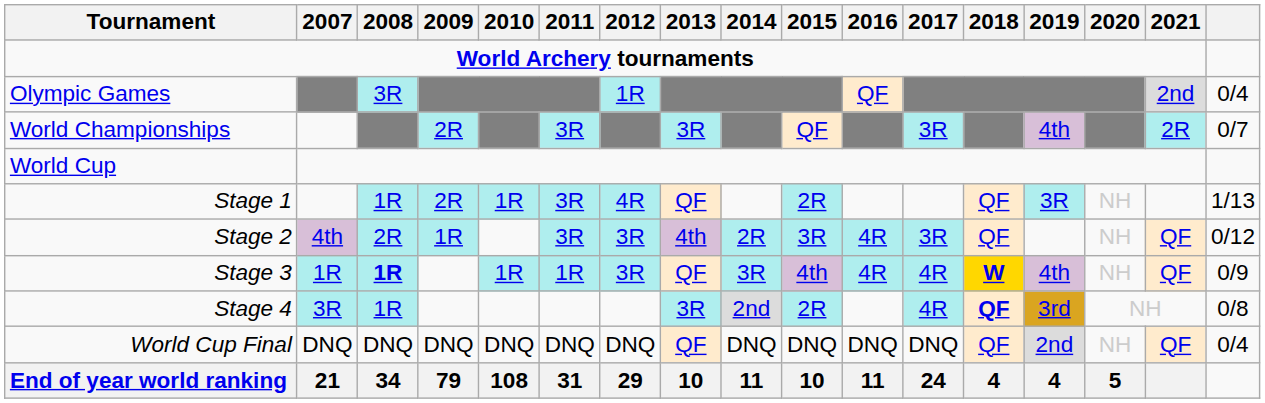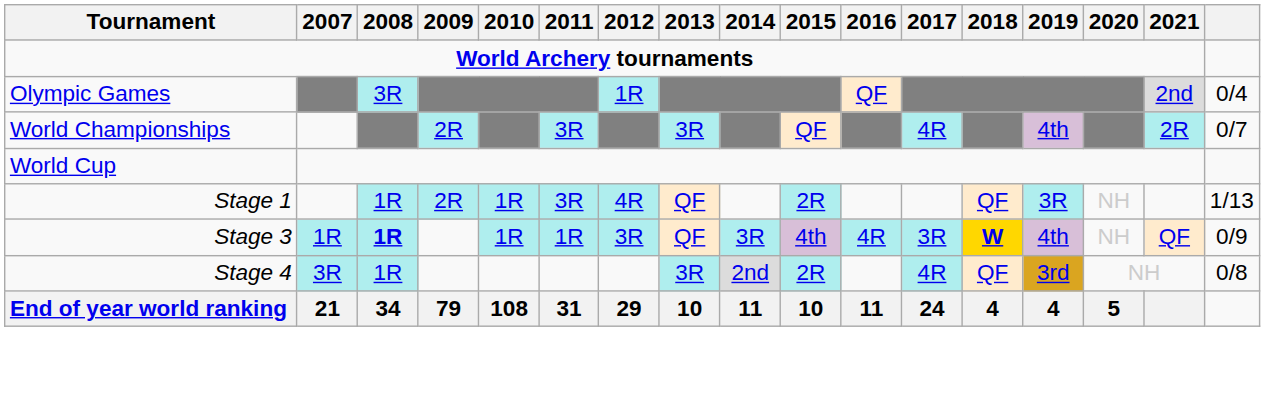(933, 129) 3R -> (932, 129) 4R
- row: (253, 237)
(933, 272) 4R -> (932, 237) 3R
(994, 308) bold -> (993, 272) normal
- row: (211, 344)
